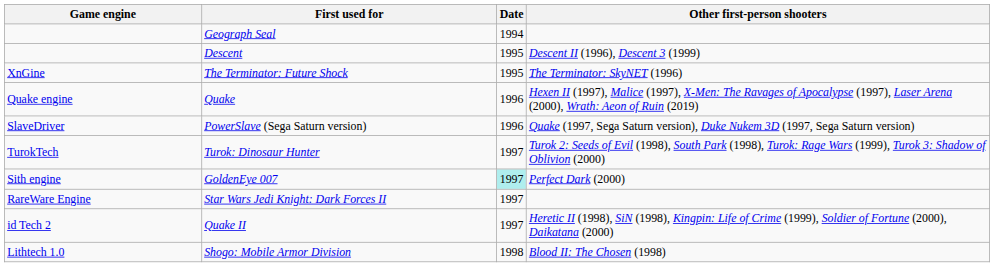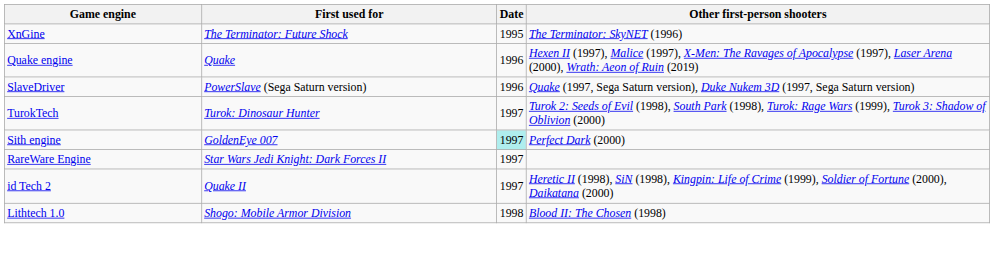- row: (240, 34)
- row: (223, 53)
